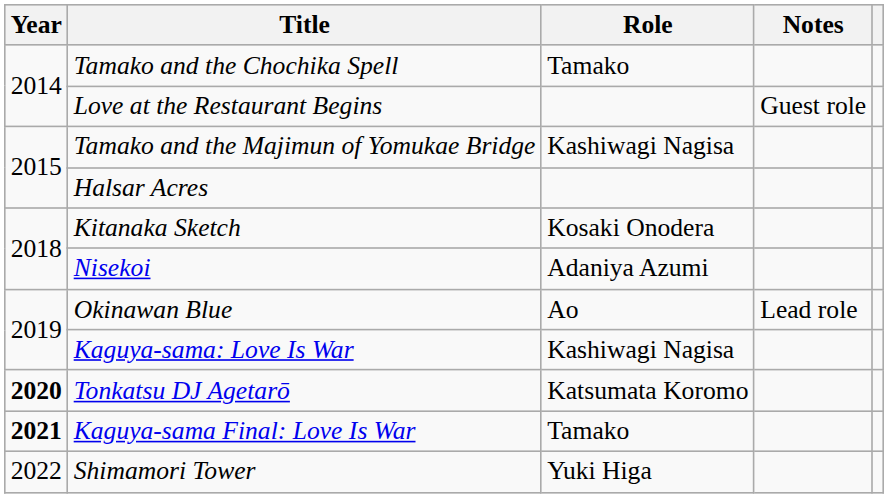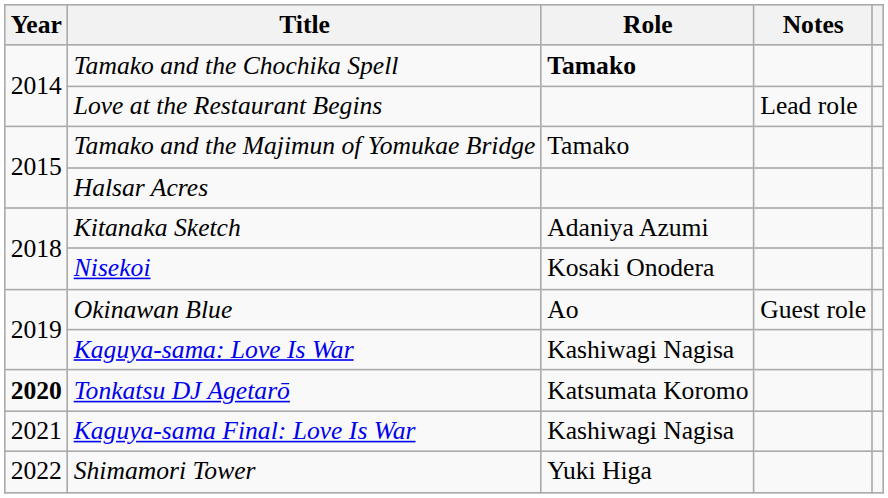(588, 65) normal -> (592, 65) bold
(813, 106) Guest role -> (809, 106) Lead role
(641, 146) Kashiwagi Nagisa -> (588, 146) Tamako
(631, 227) Kosaki Onodera -> (628, 227) Adaniya Azumi
(628, 268) Adaniya Azumi -> (631, 268) Kosaki Onodera
(809, 308) Lead role -> (813, 308) Guest role
(36, 430) bold -> (36, 430) normal
(588, 430) Tamako -> (641, 430) Kashiwagi Nagisa
